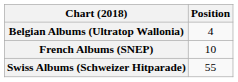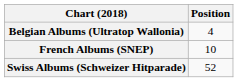(210, 67) 55 -> (210, 67) 52
